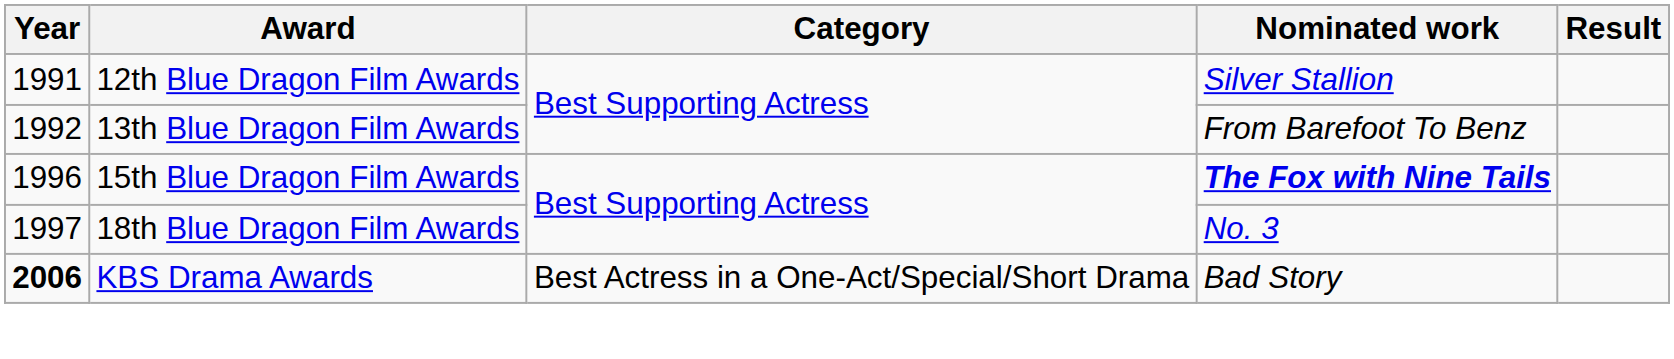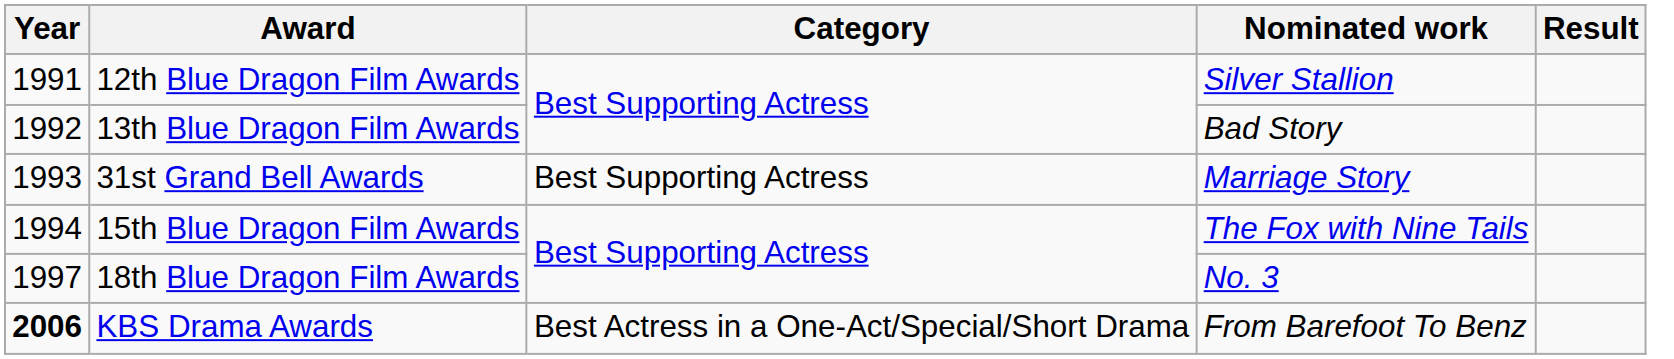(1365, 128) From Barefoot To Benz -> (1273, 128) Bad Story
+ row: (260, 178)
(47, 178) 1996 -> (47, 228) 1994
(1377, 178) bold -> (1366, 228) normal
(1273, 278) Bad Story -> (1365, 327) From Barefoot To Benz
